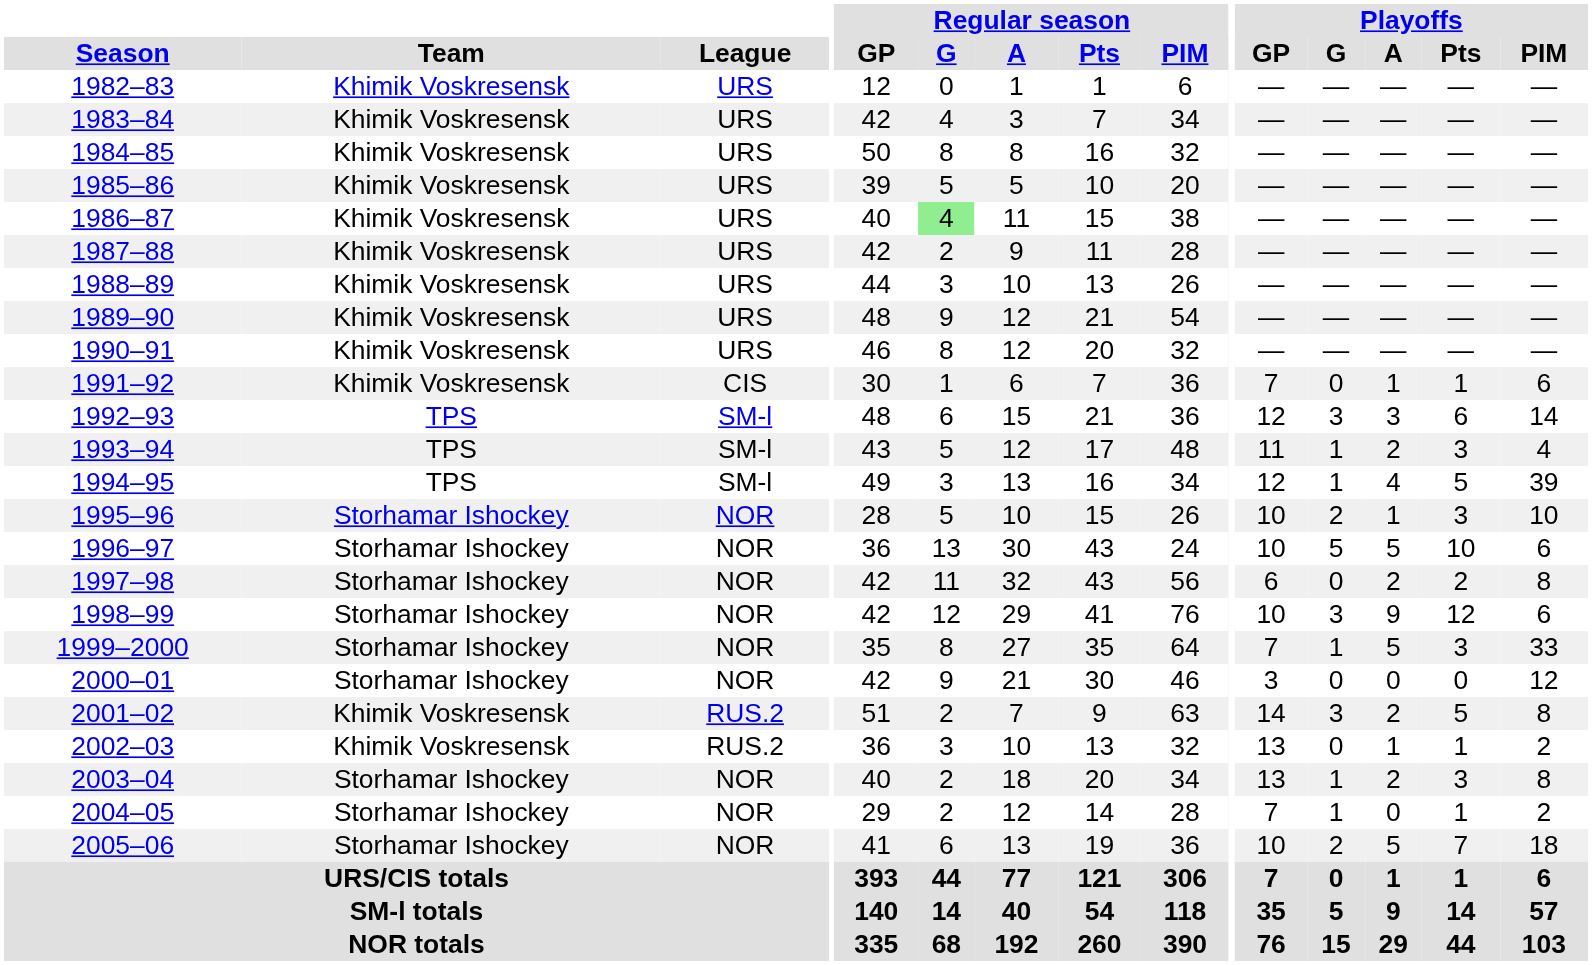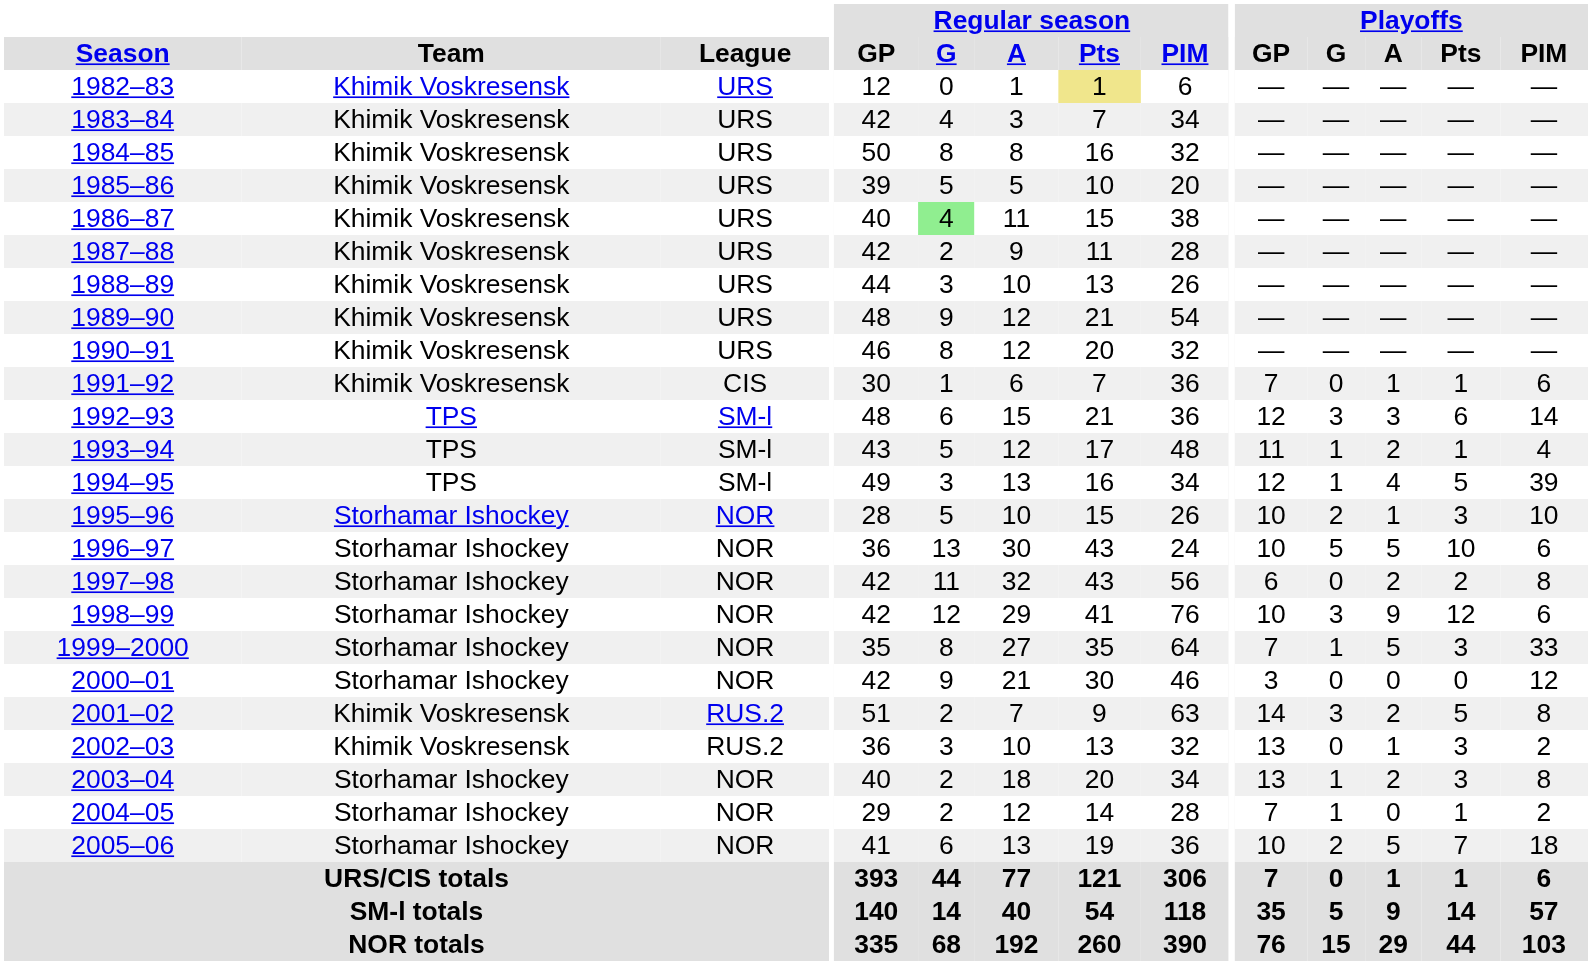(1099, 86) no background -> (1099, 86) khaki background
(1461, 449) 3 -> (1461, 449) 1
(1461, 746) 1 -> (1461, 746) 3
